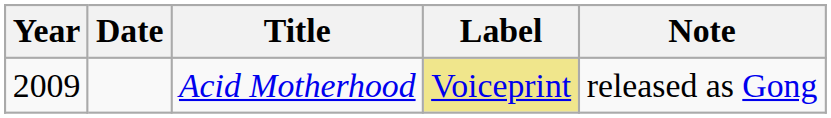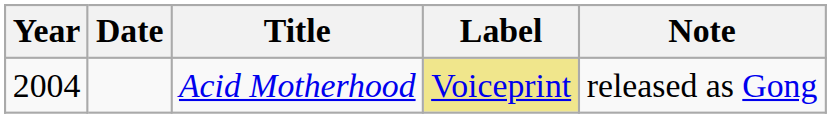(47, 84) 2009 -> (47, 84) 2004
